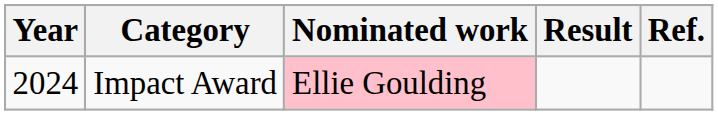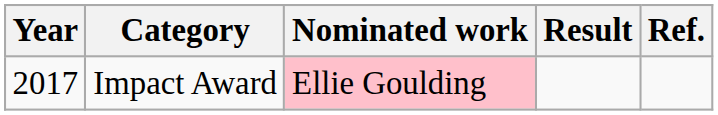(45, 82) 2024 -> (45, 82) 2017
